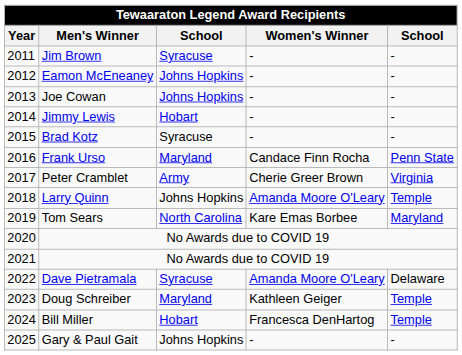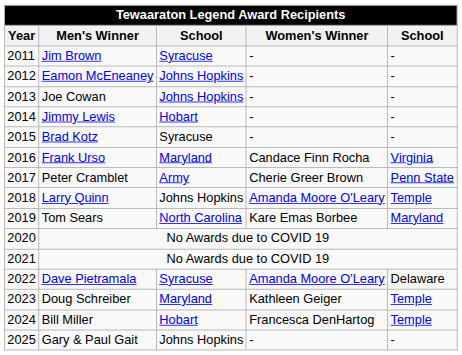(422, 157) Penn State -> (412, 157) Virginia
(412, 177) Virginia -> (422, 177) Penn State
